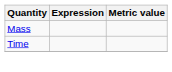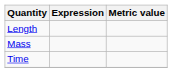+ row: (22, 28)
